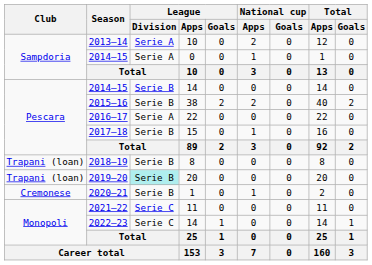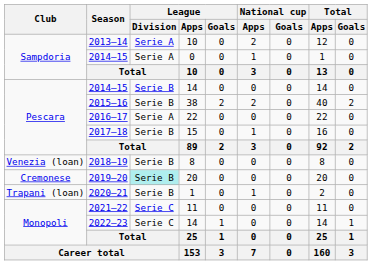(45, 162) Trapani (loan) -> (45, 162) Venezia (loan)
(45, 177) Trapani (loan) -> (45, 177) Cremonese
(45, 192) Cremonese -> (45, 192) Trapani (loan)
